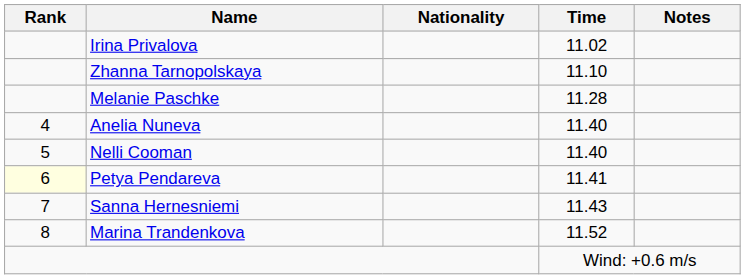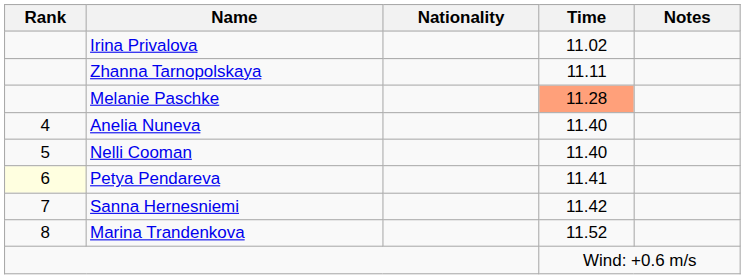(587, 71) 11.10 -> (587, 71) 11.11
(587, 98) no background -> (587, 98) lightsalmon background
(587, 206) 11.43 -> (587, 206) 11.42
